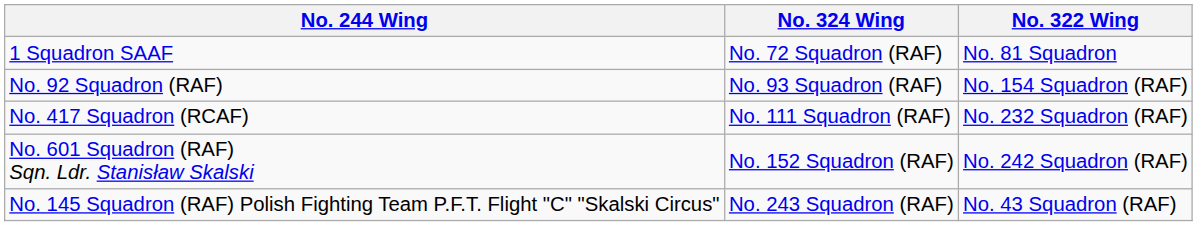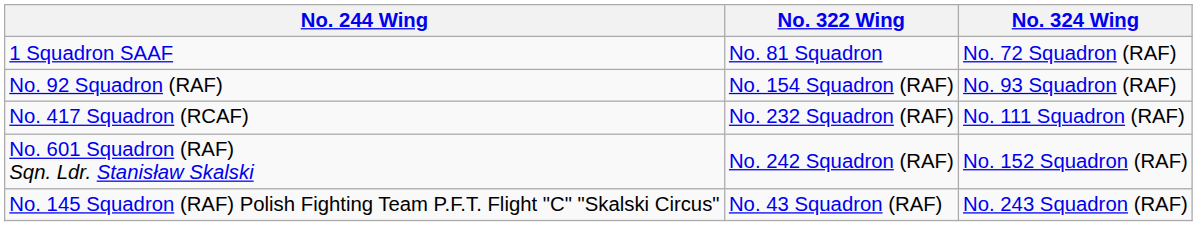columns swapped: (1075, 20) <-> (841, 20)
